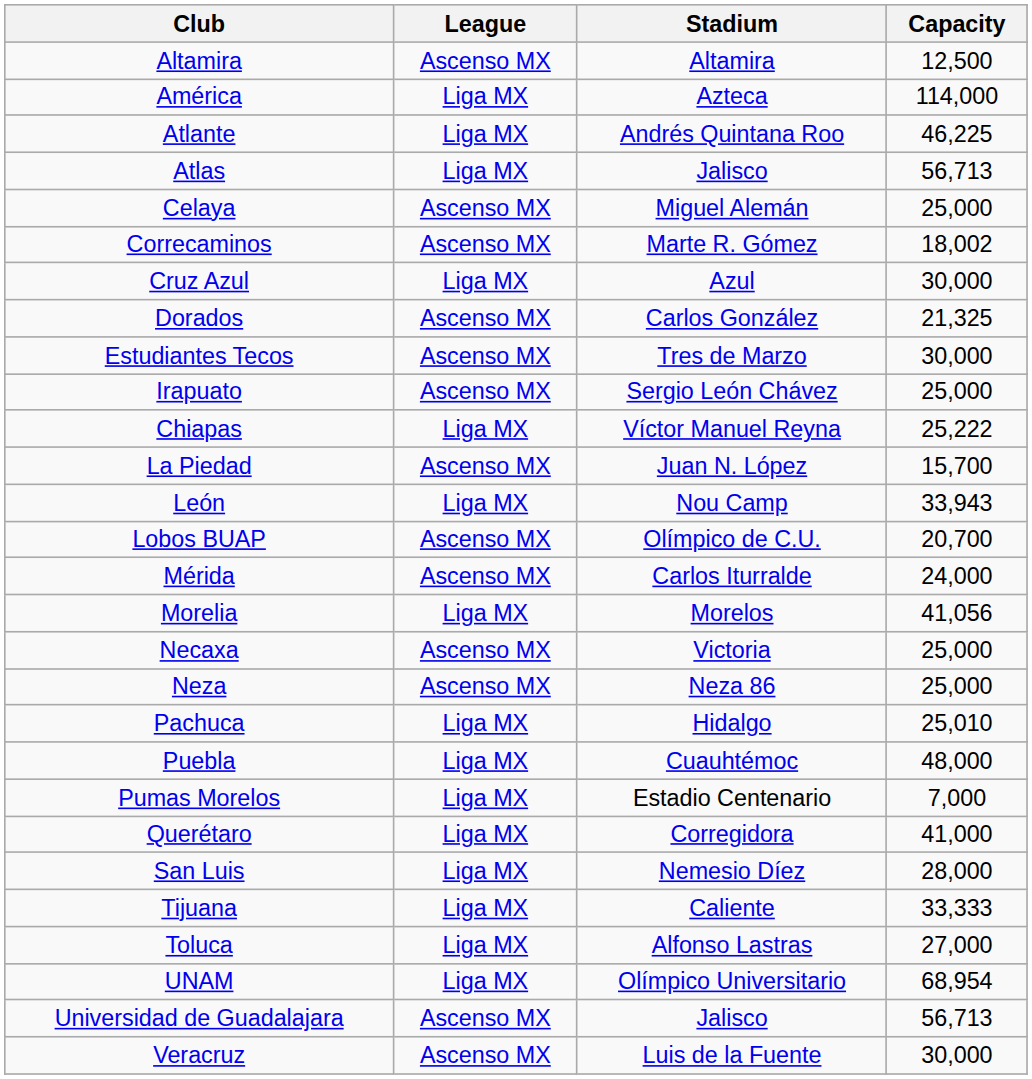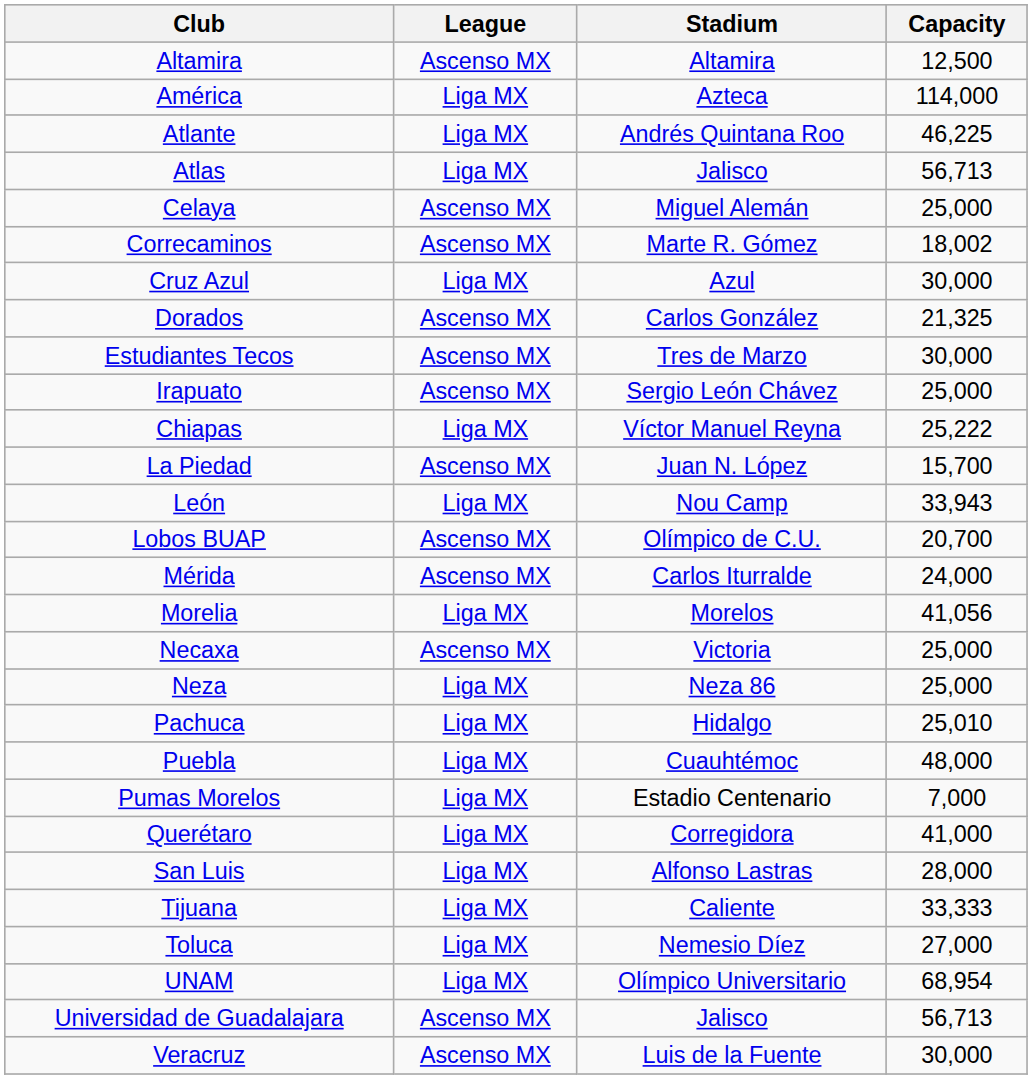(485, 687) Ascenso MX -> (485, 687) Liga MX
(732, 871) Nemesio Díez -> (732, 871) Alfonso Lastras
(732, 945) Alfonso Lastras -> (732, 945) Nemesio Díez
